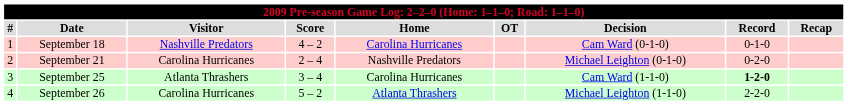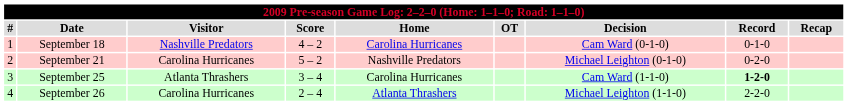(310, 60) 2 – 4 -> (310, 60) 5 – 2
(310, 93) 5 – 2 -> (310, 93) 2 – 4
